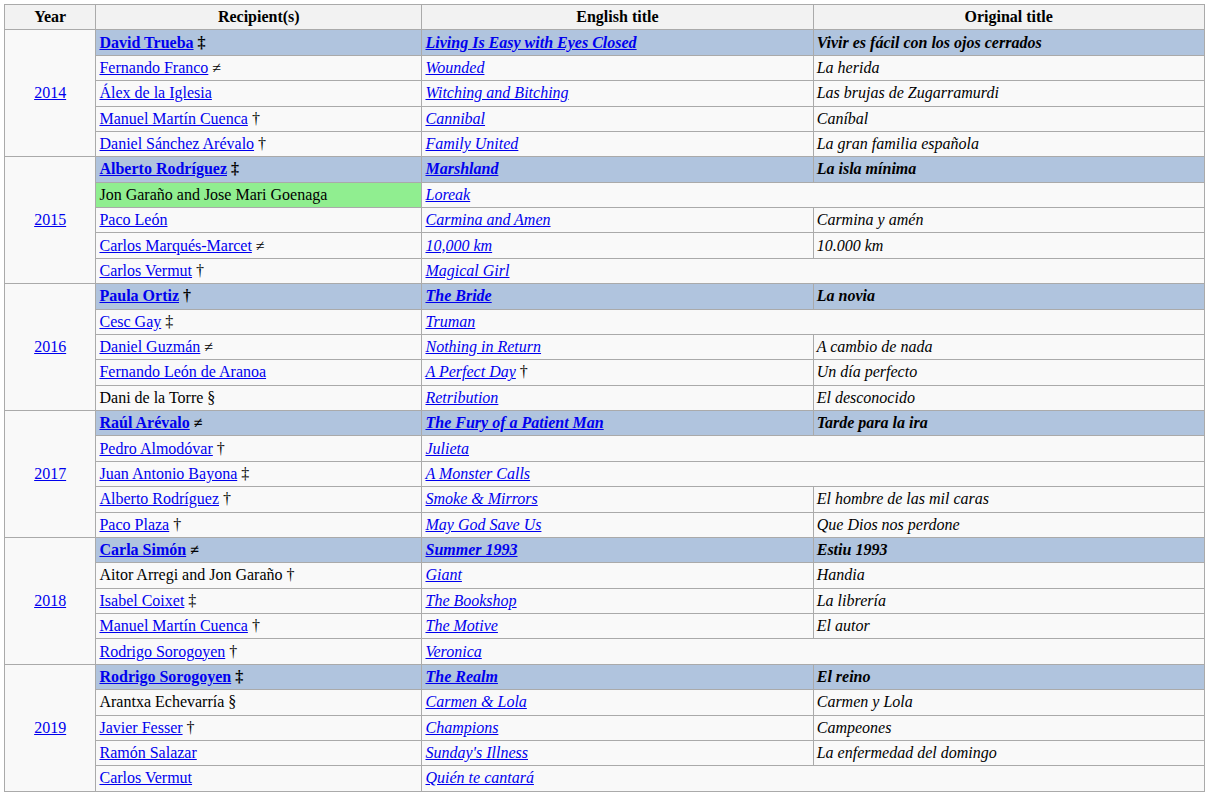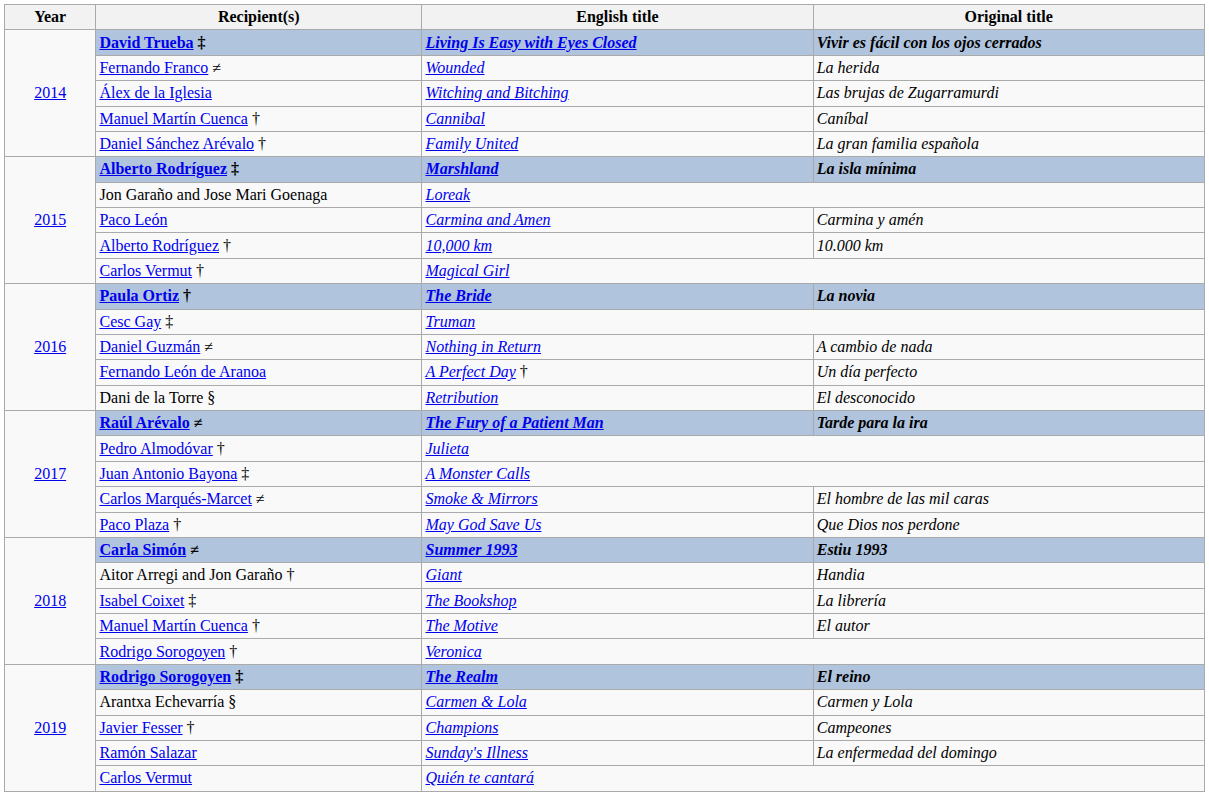(213, 194) lightgreen background -> (213, 194) no background
(182, 245) Carlos Marqués-Marcet ≠ -> (165, 245) Alberto Rodríguez †
(165, 499) Alberto Rodríguez † -> (182, 499) Carlos Marqués-Marcet ≠
